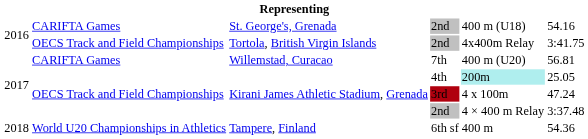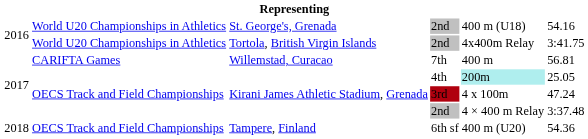(76, 26) CARIFTA Games -> (129, 26) World U20 Championships in Athletics
(128, 43) OECS Track and Field Championships -> (129, 43) World U20 Championships in Athletics
(494, 60) 400 m (U20) -> (477, 60) 400 m
(129, 127) World U20 Championships in Athletics -> (128, 127) OECS Track and Field Championships
(477, 127) 400 m -> (494, 127) 400 m (U20)
